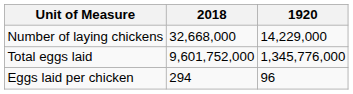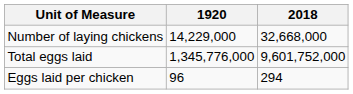columns swapped: (303, 15) <-> (212, 15)
